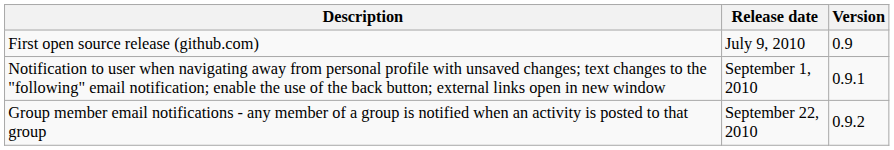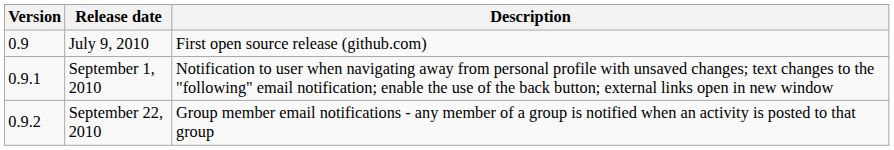columns swapped: (859, 17) <-> (363, 17)
